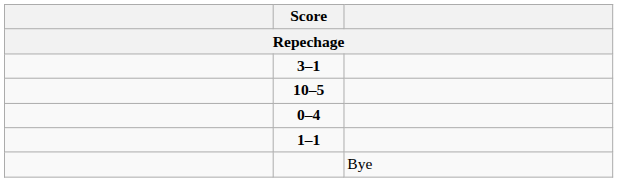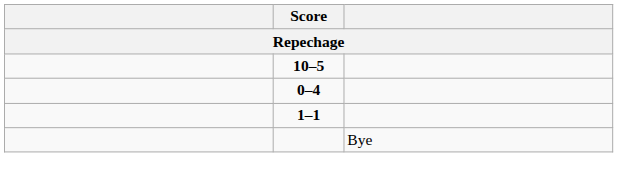- row: (309, 66)
